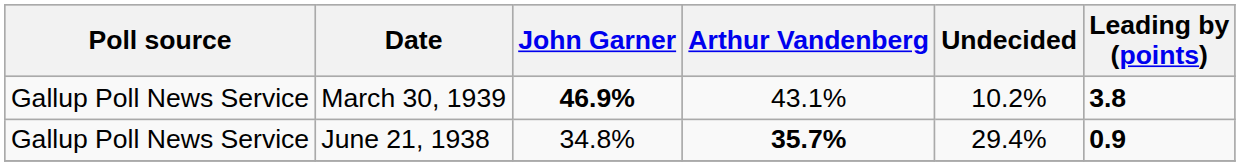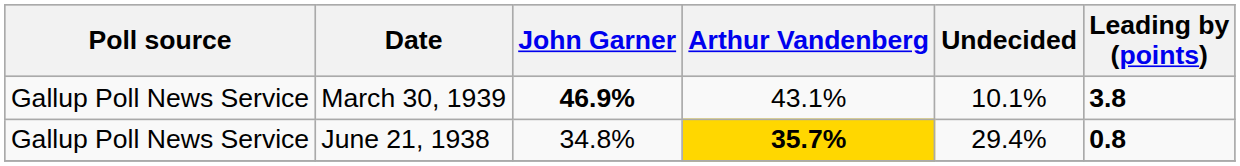(1009, 97) 10.2% -> (1009, 97) 10.1%
(809, 139) no background -> (809, 139) gold background
(1108, 139) 0.9 -> (1108, 139) 0.8
